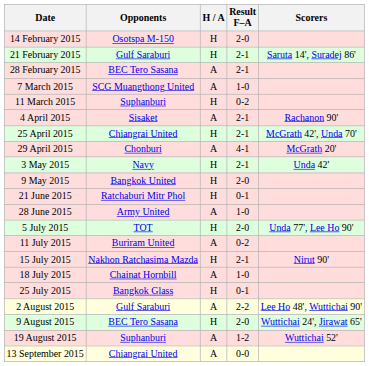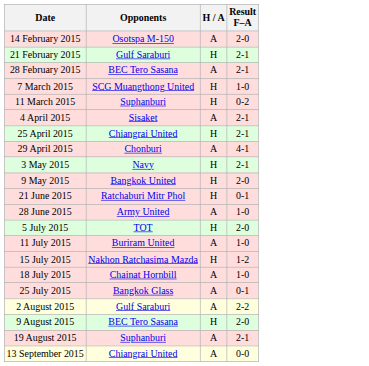- column: (311, 17)
(214, 39) H -> (214, 39) A
(214, 86) A -> (214, 86) H
(243, 243) 0-2 -> (243, 243) 1-0
(243, 259) 2-1 -> (243, 259) 1-2
(214, 290) H -> (214, 290) A
(243, 338) 1-2 -> (243, 338) 2-1
